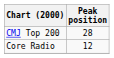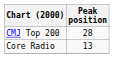(88, 46) 12 -> (88, 46) 13
